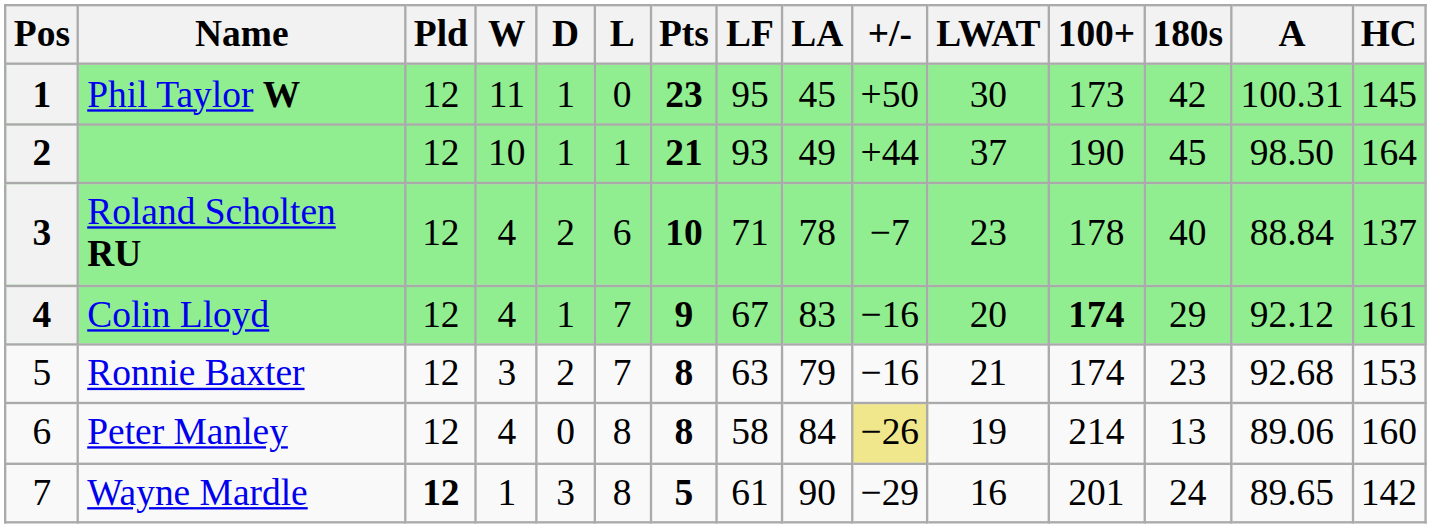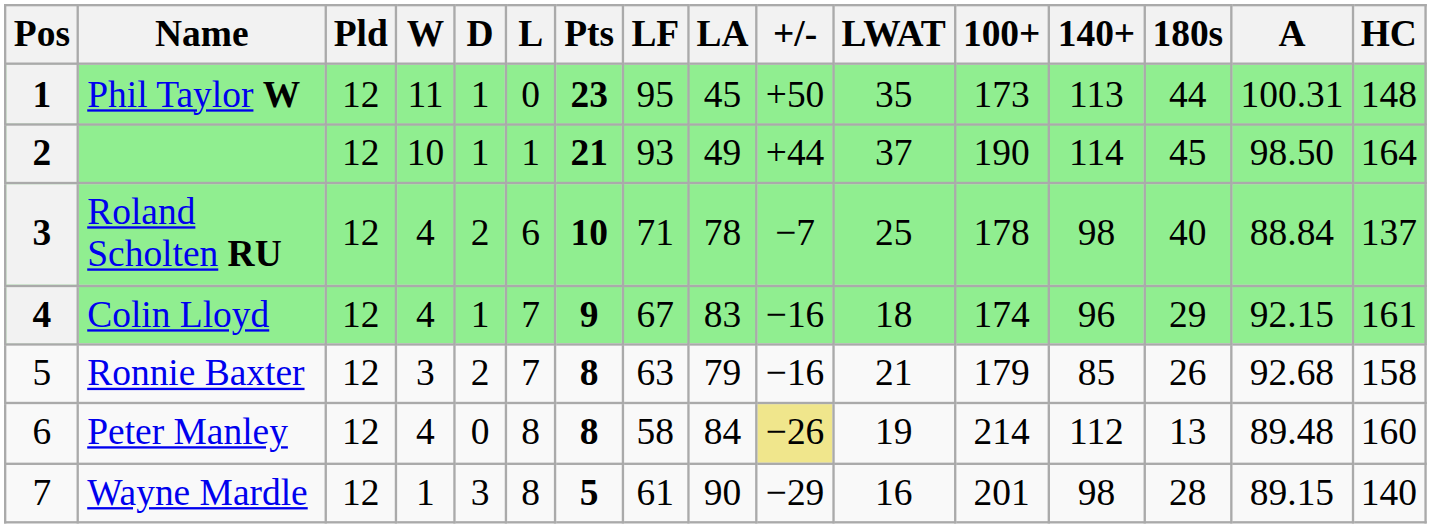+ column: (1096, 34)
(988, 93) 30 -> (894, 93) 35
(1188, 93) 42 -> (1188, 93) 44
(1389, 93) 145 -> (1389, 93) 148
(988, 233) 23 -> (894, 233) 25
(988, 313) 20 -> (894, 313) 18
(1096, 313) bold -> (1002, 313) normal
(1292, 313) 92.12 -> (1292, 313) 92.15
(1096, 373) 174 -> (1002, 373) 179
(1188, 373) 23 -> (1188, 373) 26
(1389, 373) 153 -> (1389, 373) 158
(1292, 432) 89.06 -> (1292, 432) 89.48
(441, 491) bold -> (361, 491) normal
(1188, 491) 24 -> (1188, 491) 28
(1292, 491) 89.65 -> (1292, 491) 89.15
(1389, 491) 142 -> (1389, 491) 140
